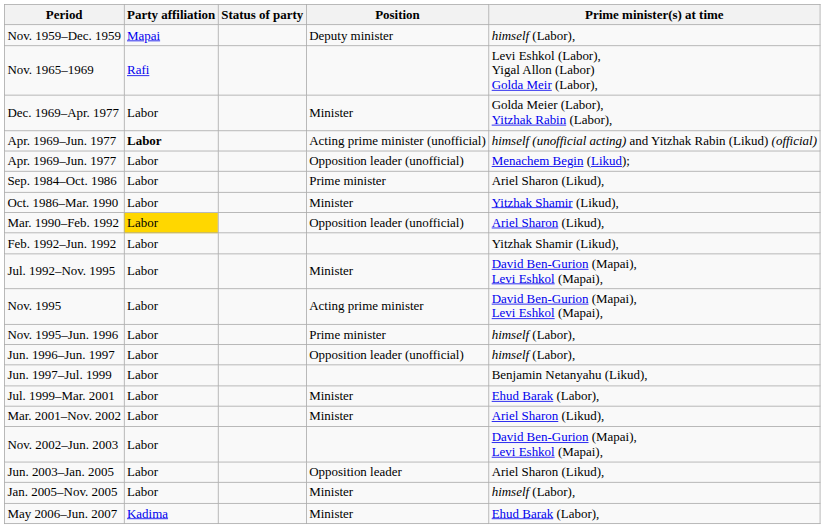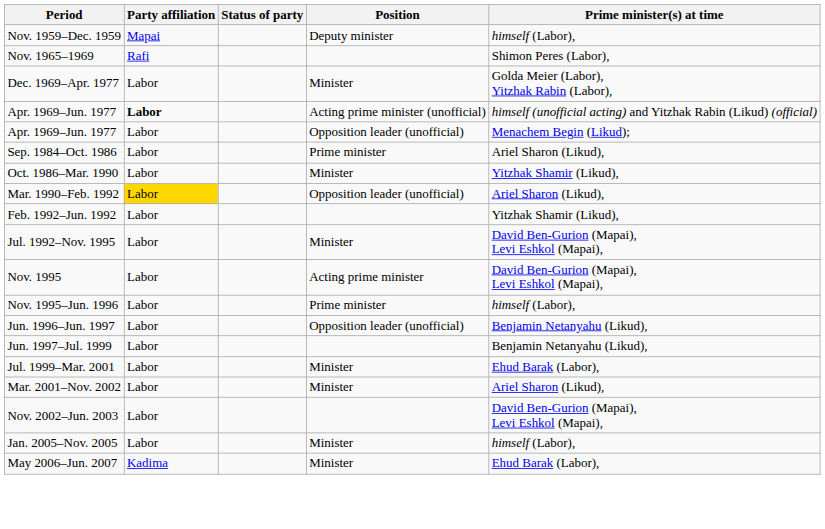(546, 70) Levi Eshkol (Labor), Yigal Allon (Labor) Golda Meir (Labor), -> (551, 55) Shimon Peres (Labor),
(533, 354) himself (Labor), -> (570, 325) Benjamin Netanyahu (Likud),
- row: (61, 472)
